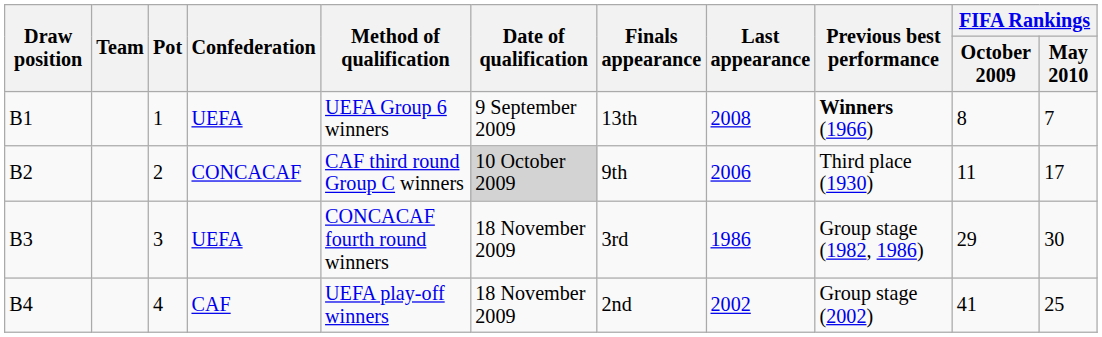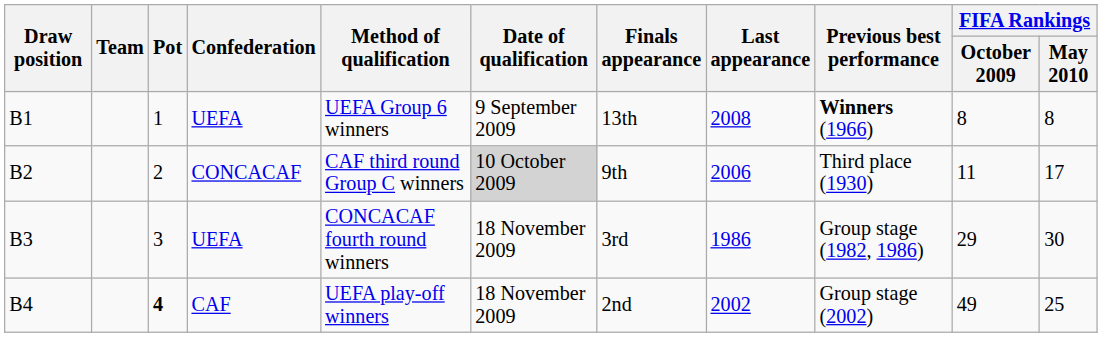(1049, 118) 7 -> (1049, 118) 8
(158, 305) normal -> (158, 305) bold
(967, 305) 41 -> (967, 305) 49
